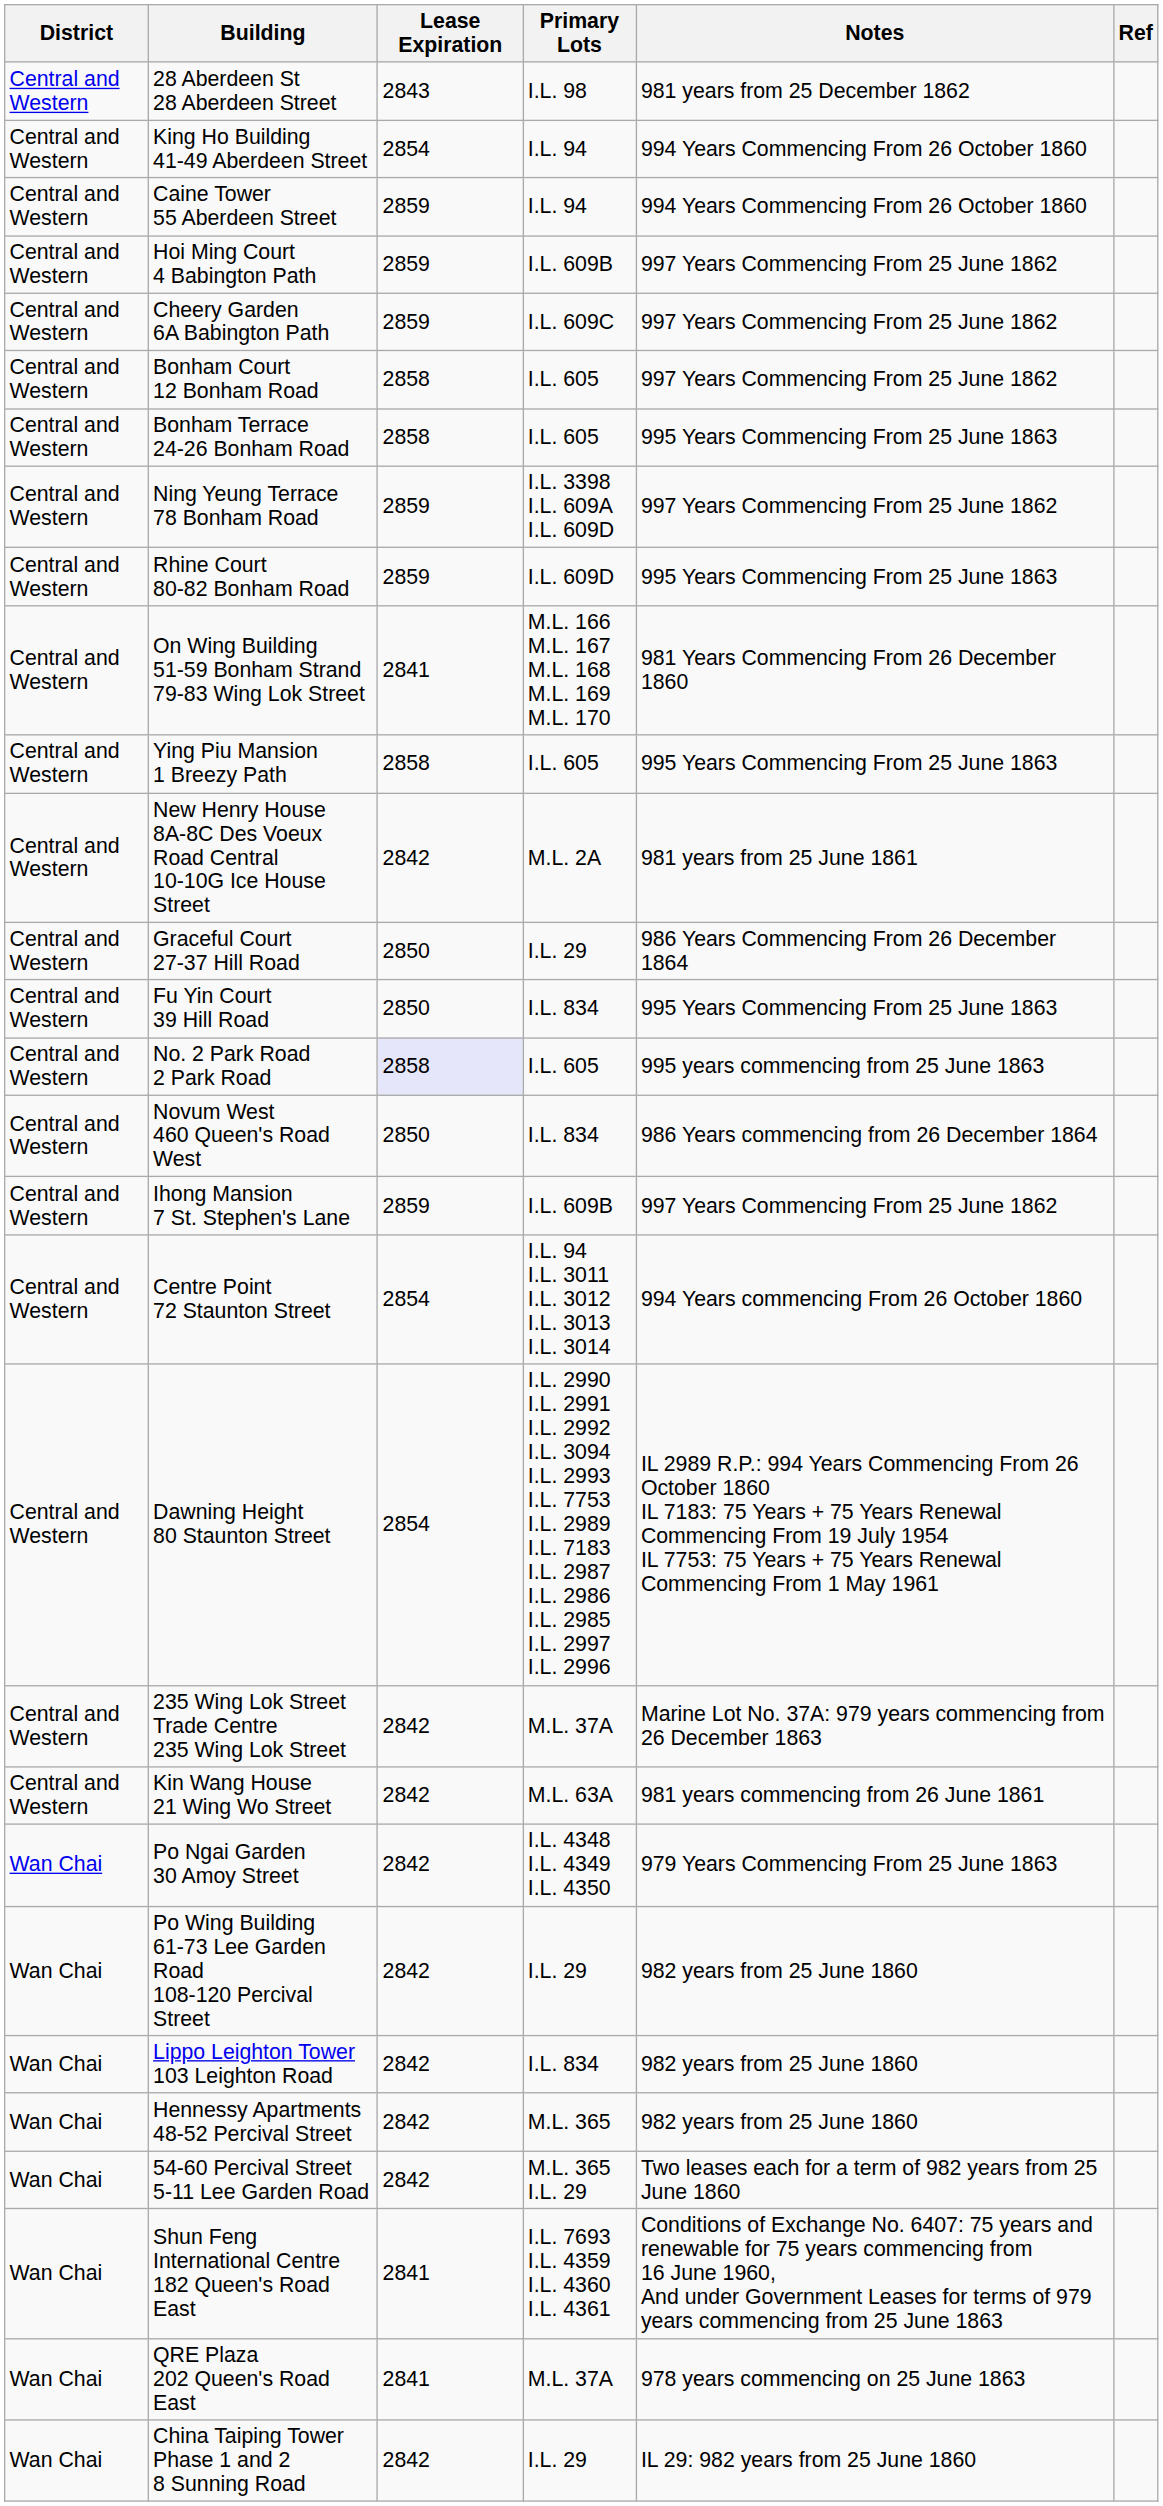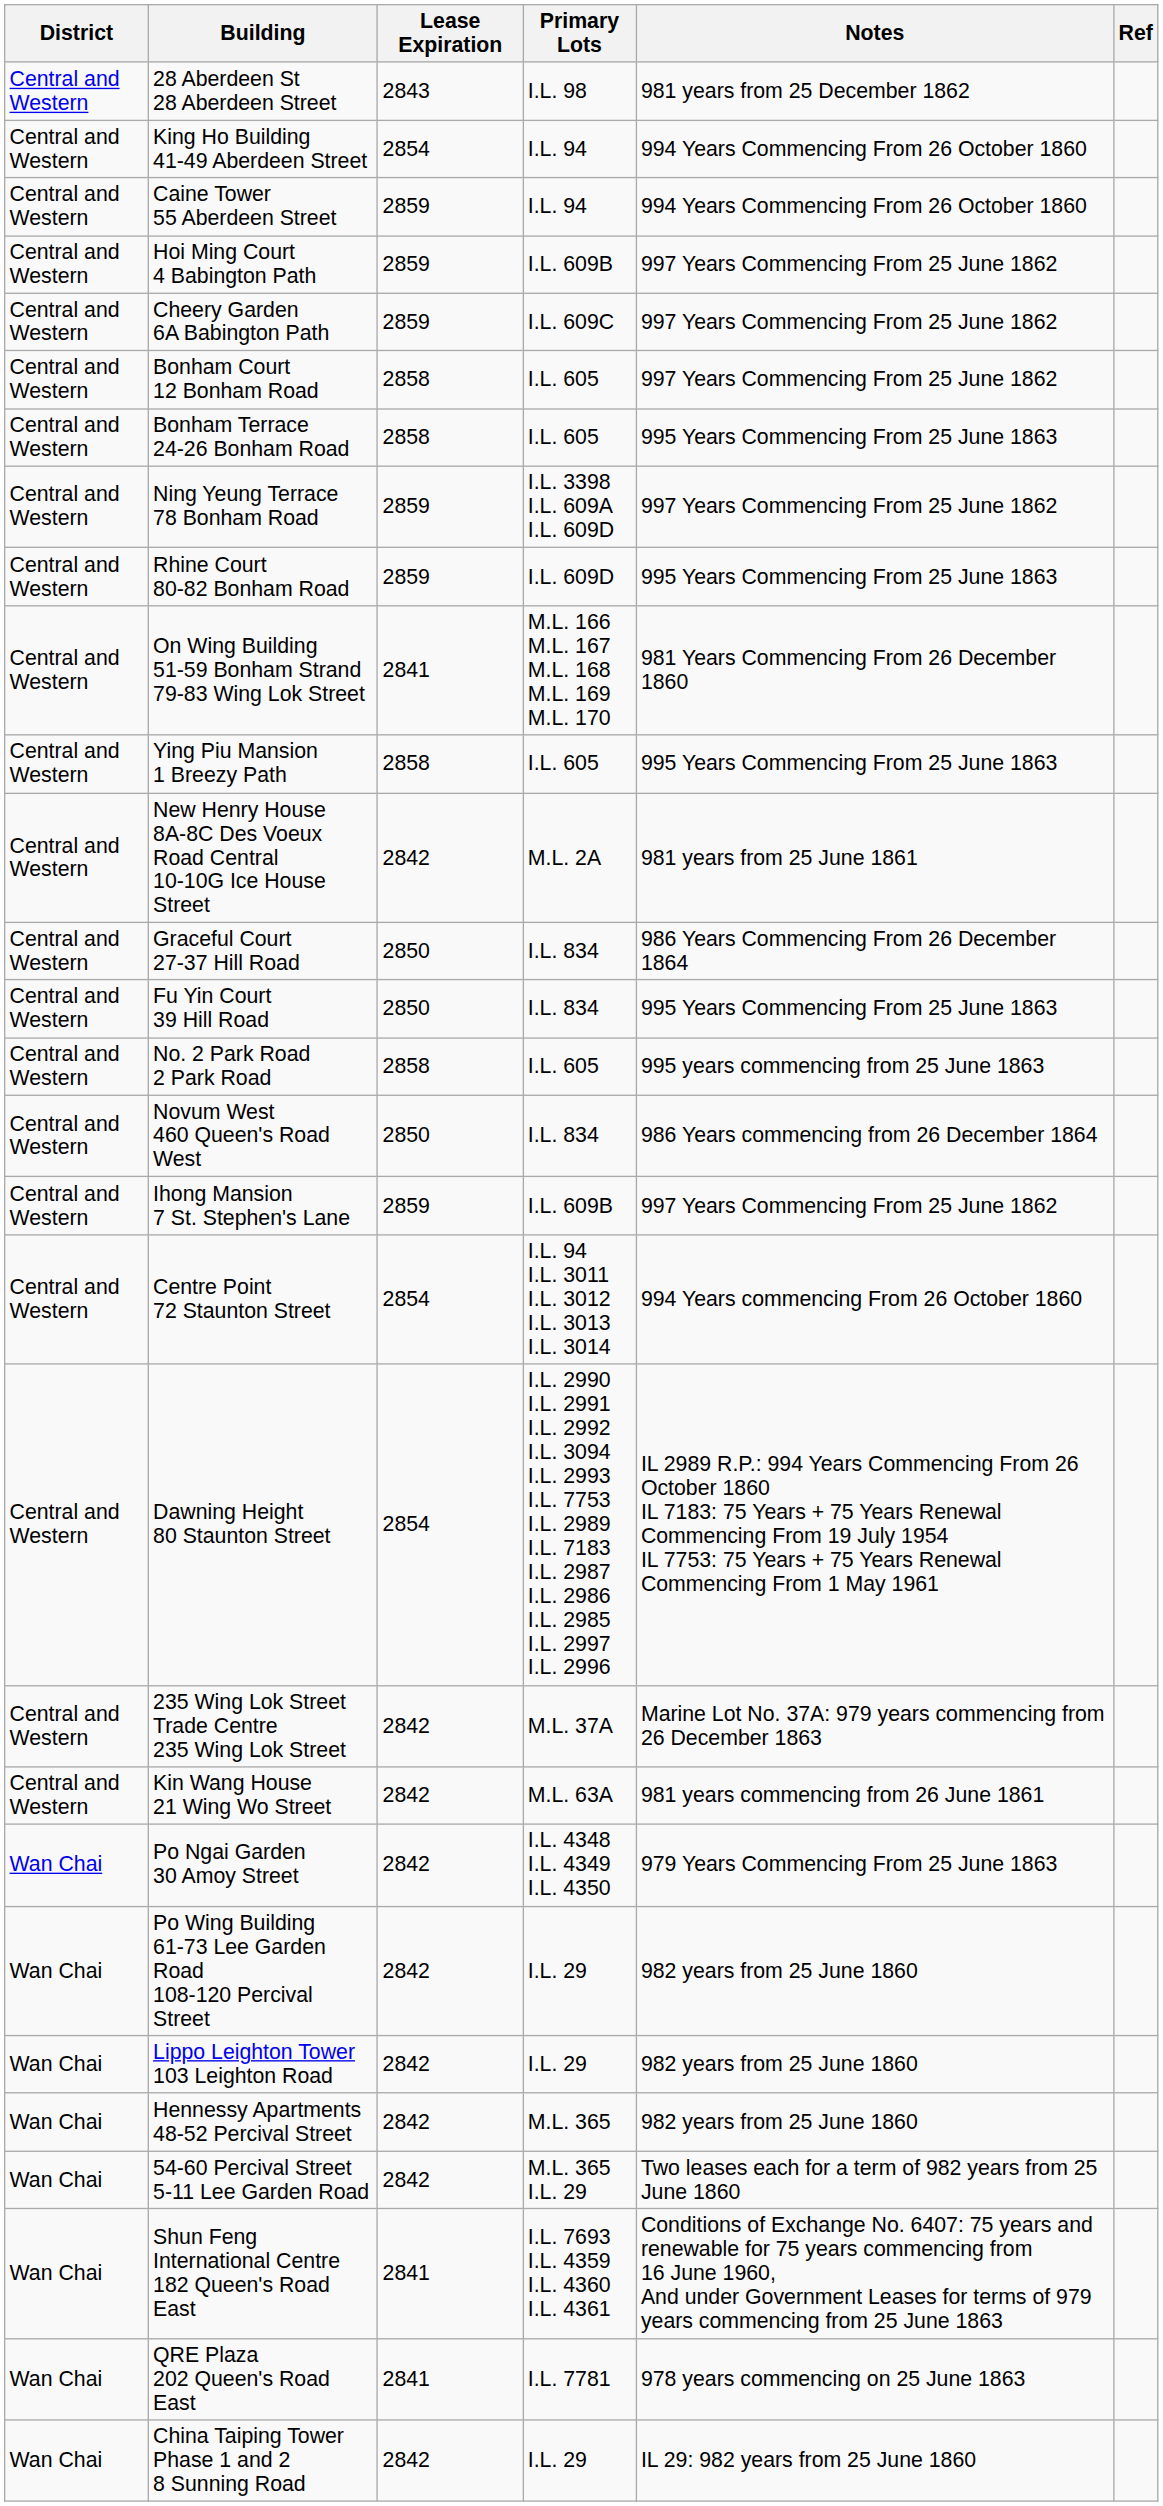(557, 950) I.L. 29 -> (563, 950) I.L. 834
(406, 1066) lavender background -> (406, 1066) no background
(563, 2064) I.L. 834 -> (557, 2064) I.L. 29
(570, 2378) M.L. 37A -> (569, 2378) I.L. 7781
